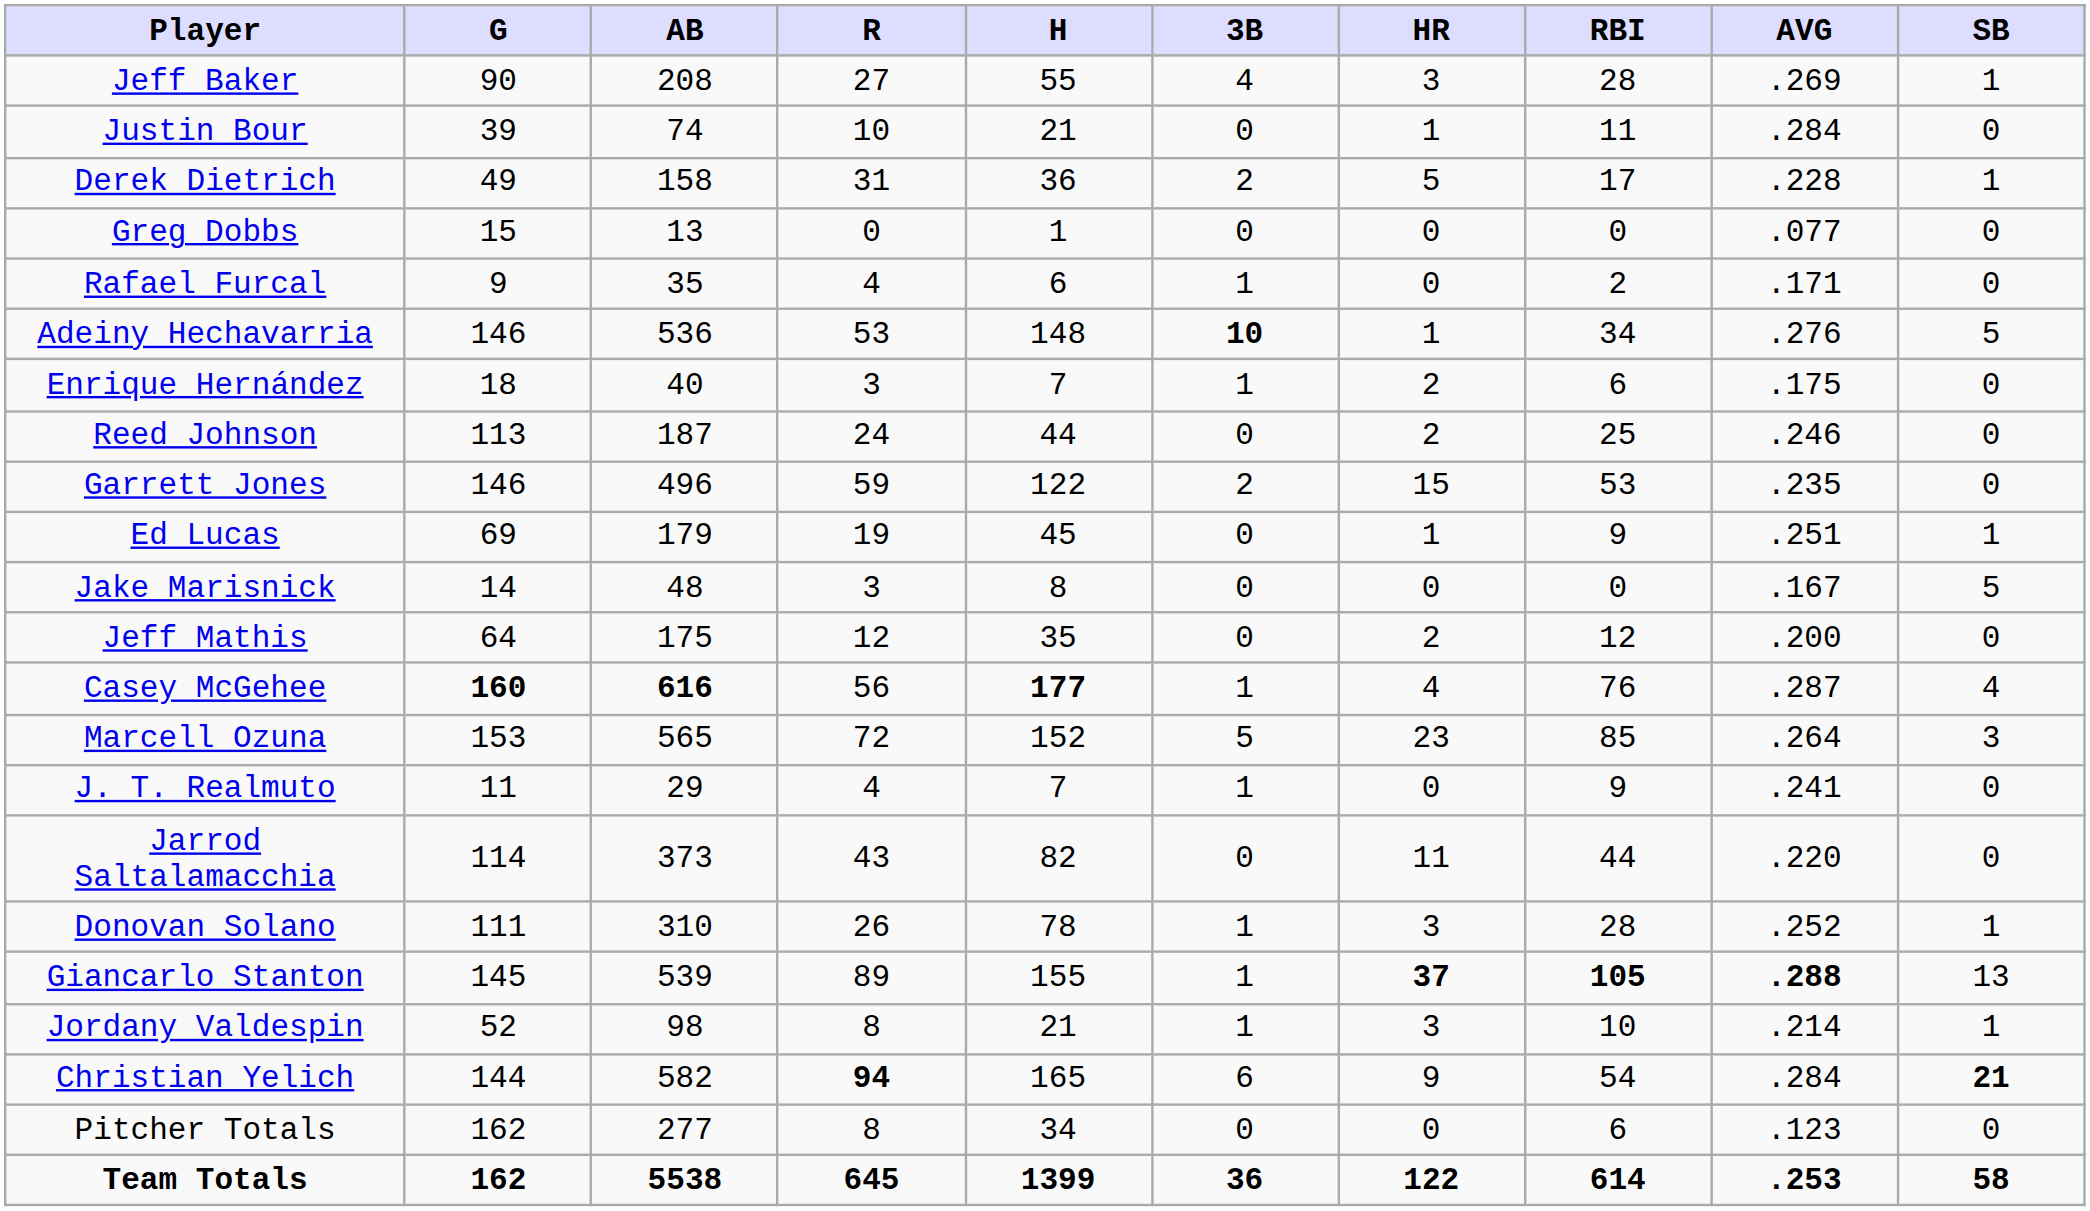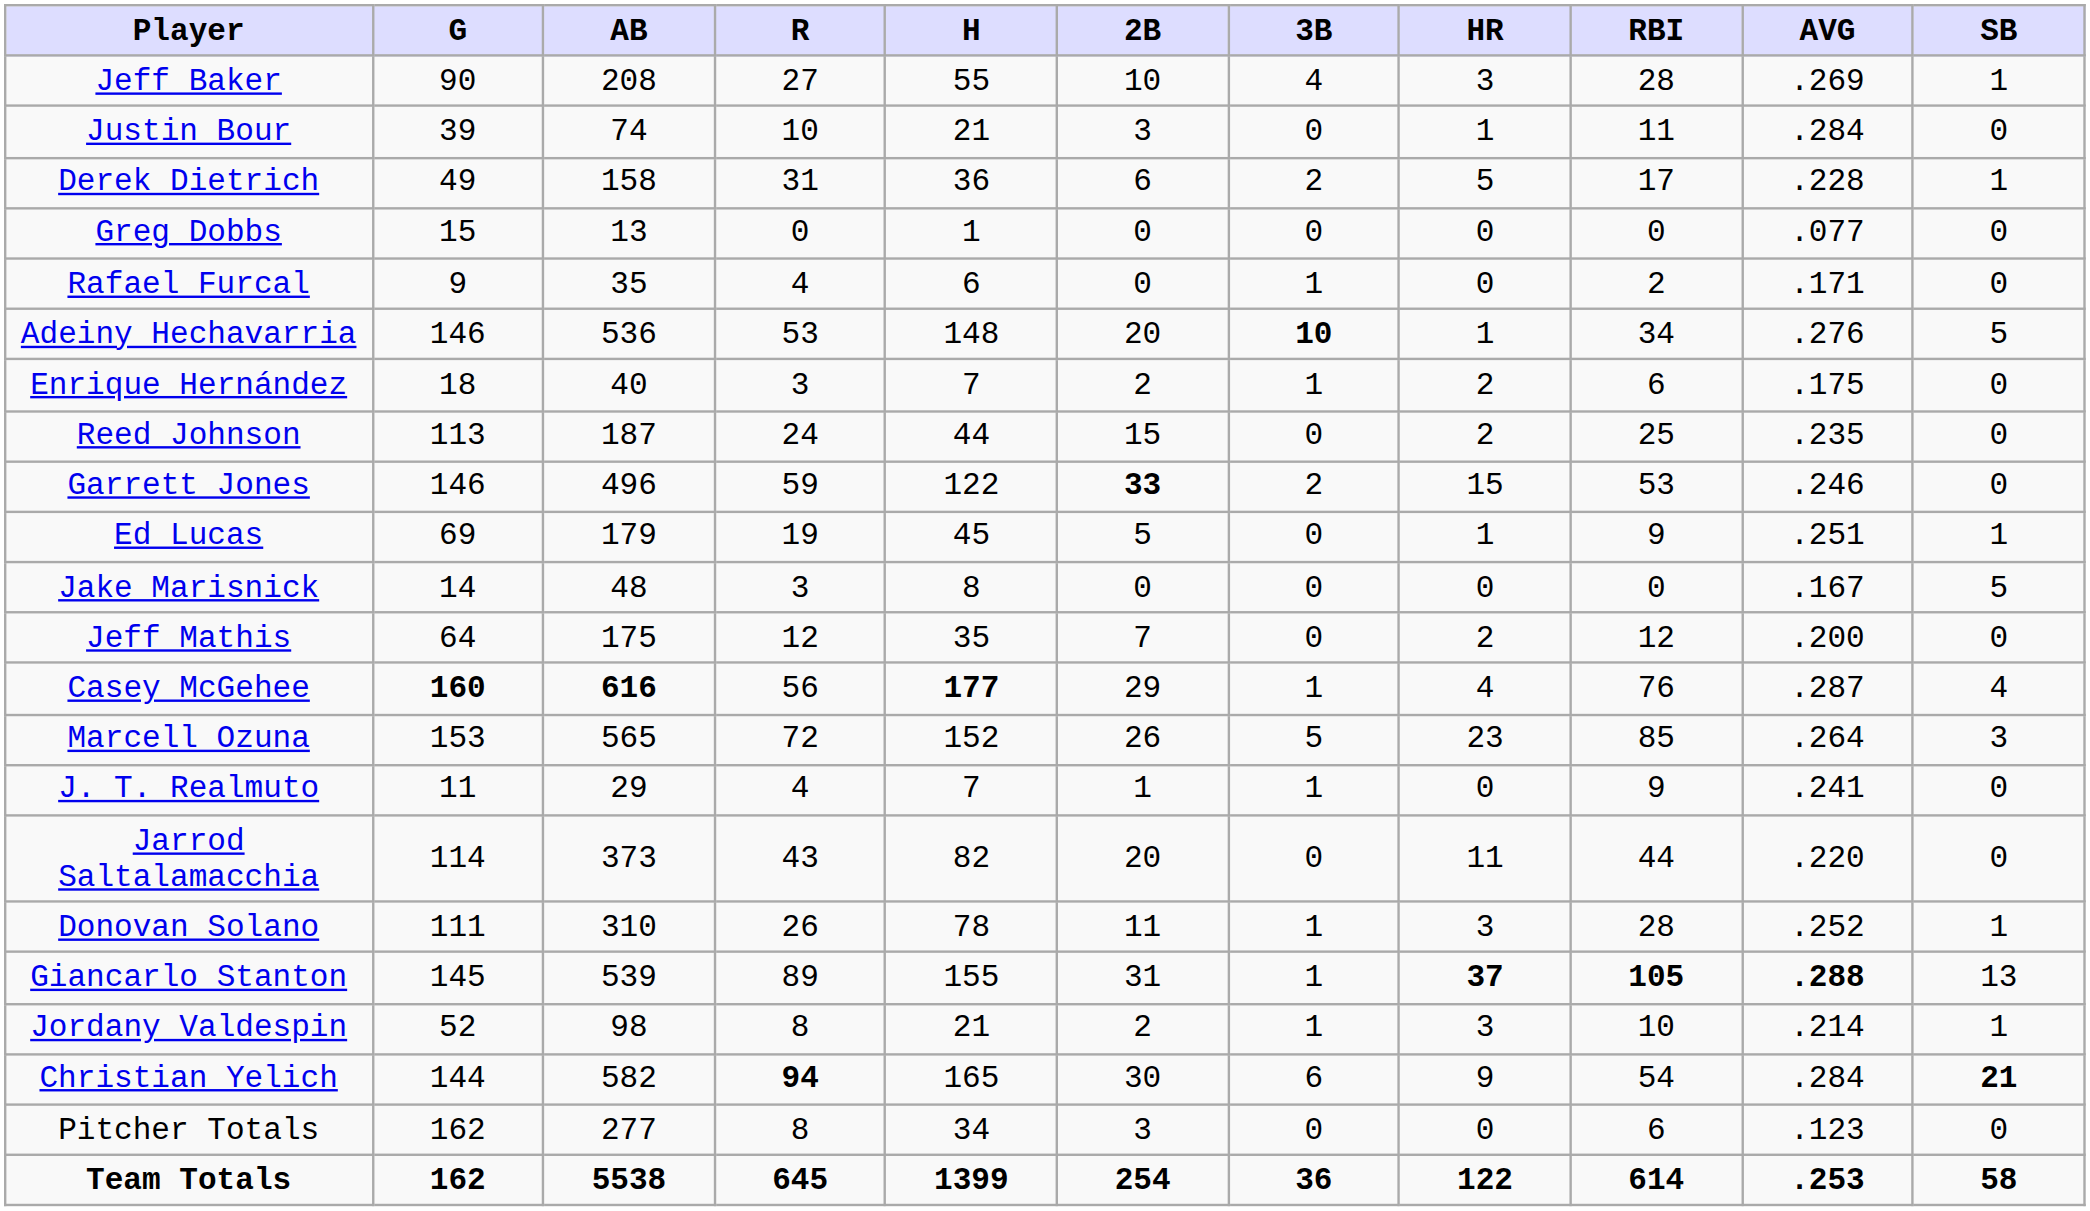+ column: (1143, 31)
(1804, 436) .246 -> (1827, 436) .235
(1804, 486) .235 -> (1827, 486) .246
